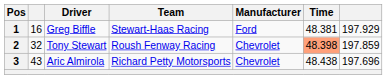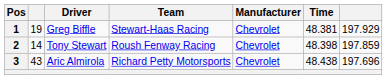(36, 29) 16 -> (36, 29) 19
(246, 29) Ford -> (258, 29) Chevrolet
(36, 45) 32 -> (36, 45) 14
(322, 45) lightsalmon background -> (322, 45) no background
